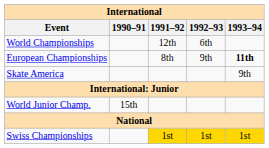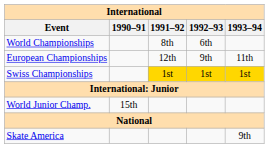(167, 43) 12th -> (167, 43) 8th
(167, 58) 8th -> (167, 58) 12th
(245, 58) bold -> (245, 58) normal
rows swapped: (35, 74) <-> (50, 136)
